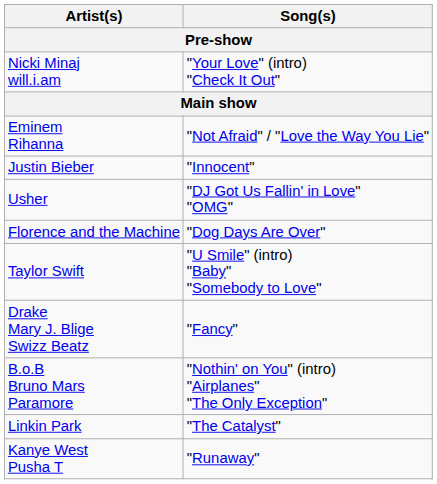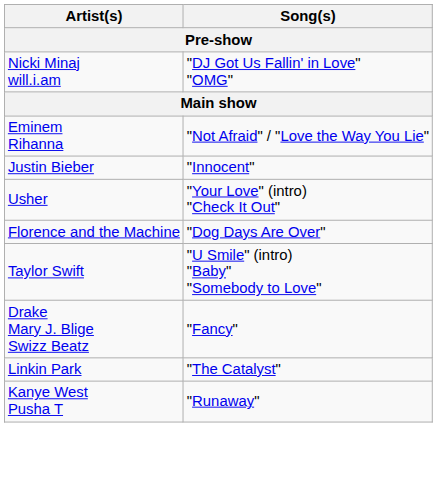(247, 71) "Your Love" (intro) "Check It Out" -> (274, 71) "DJ Got Us Fallin' in Love" "OMG"
(274, 199) "DJ Got Us Fallin' in Love" "OMG" -> (247, 199) "Your Love" (intro) "Check It Out"
- row: (46, 386)
